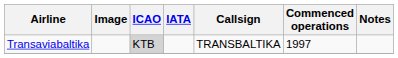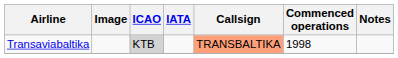(238, 44) no background -> (238, 44) lightsalmon background
(299, 44) 1997 -> (299, 44) 1998
